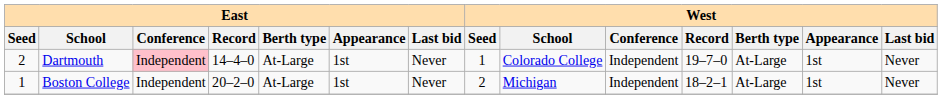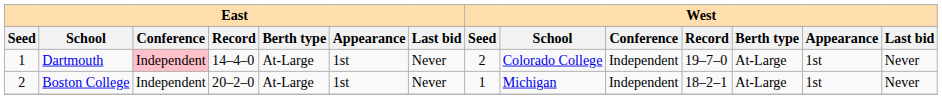(22, 60) 2 -> (22, 60) 1
(482, 60) 1 -> (482, 60) 2
(22, 82) 1 -> (22, 82) 2
(482, 82) 2 -> (482, 82) 1
